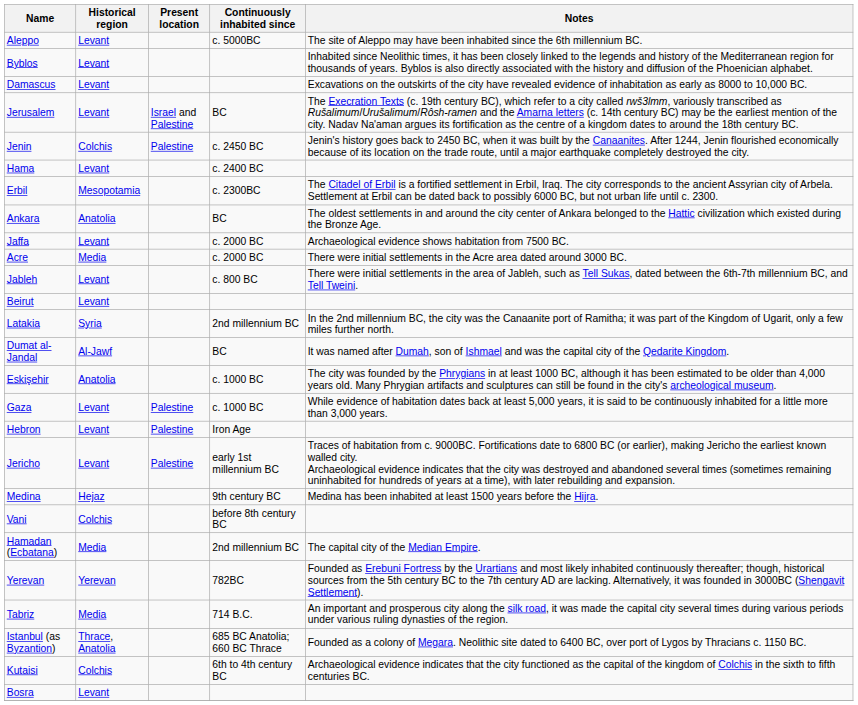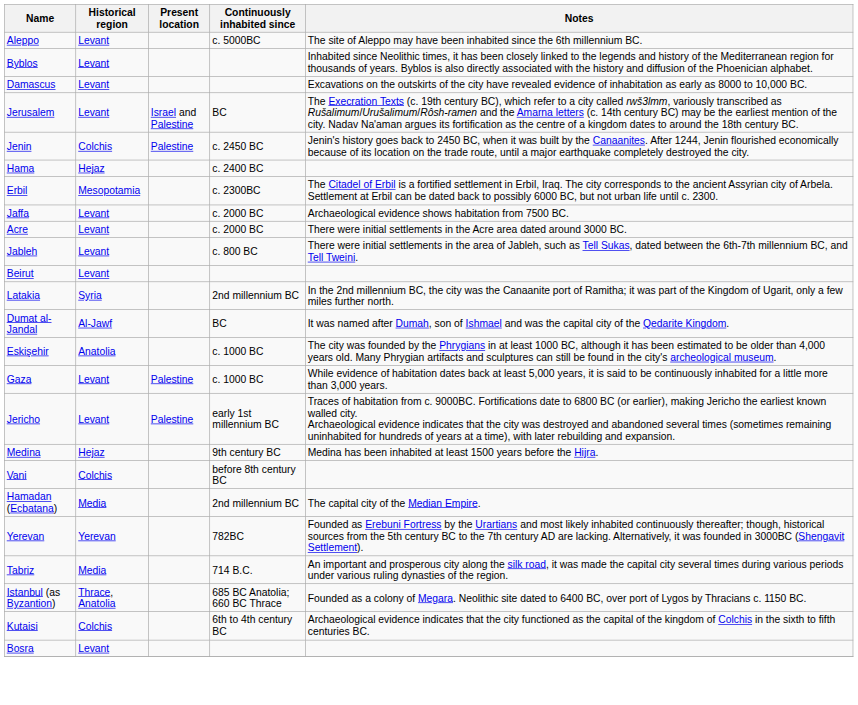(94, 169) Levant -> (91, 169) Hejaz
- row: (23, 219)
(92, 257) Media -> (94, 229) Levant
- row: (24, 430)
